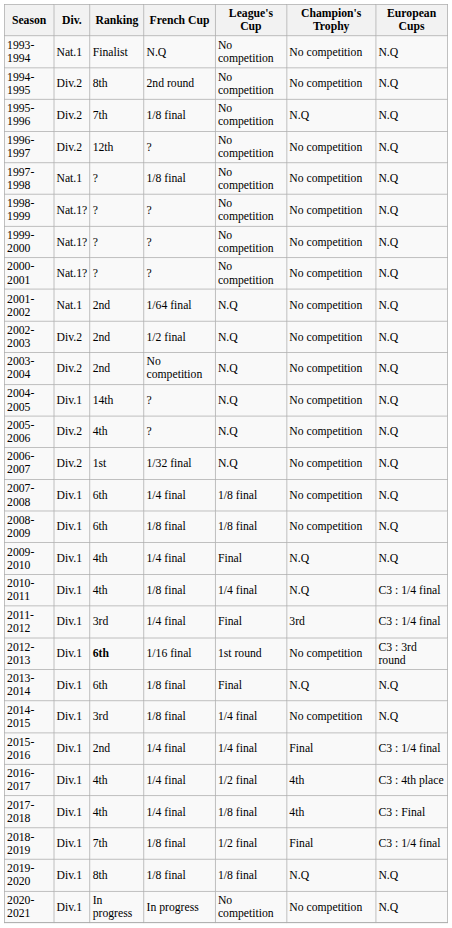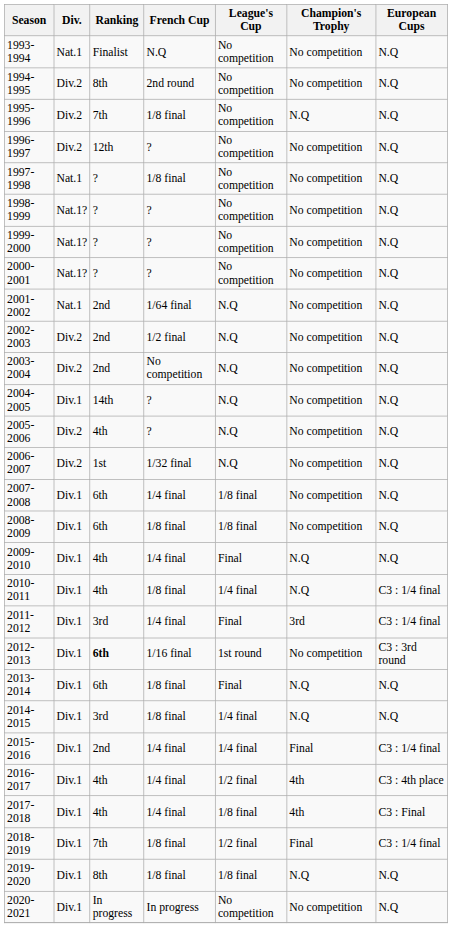(326, 716) No competition -> (299, 716) N.Q
